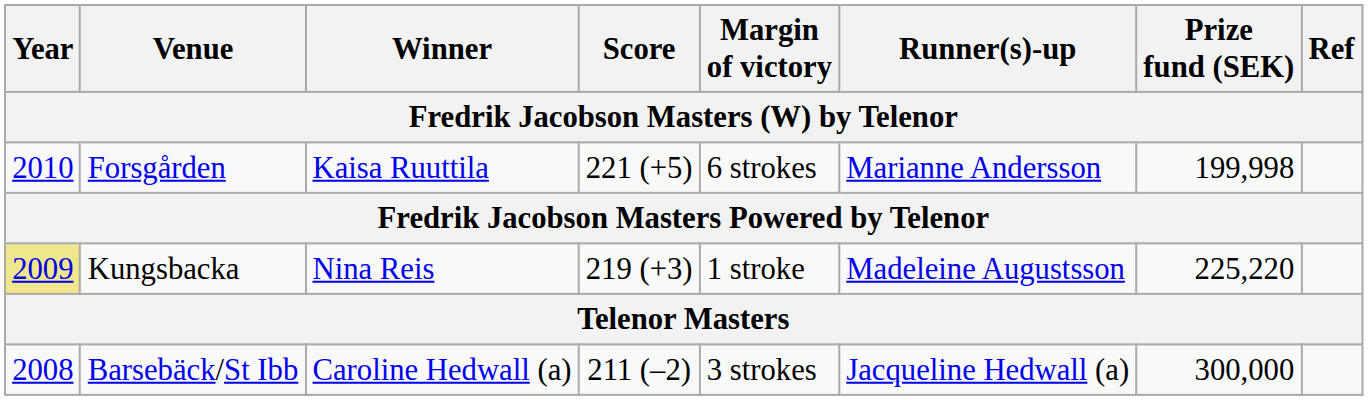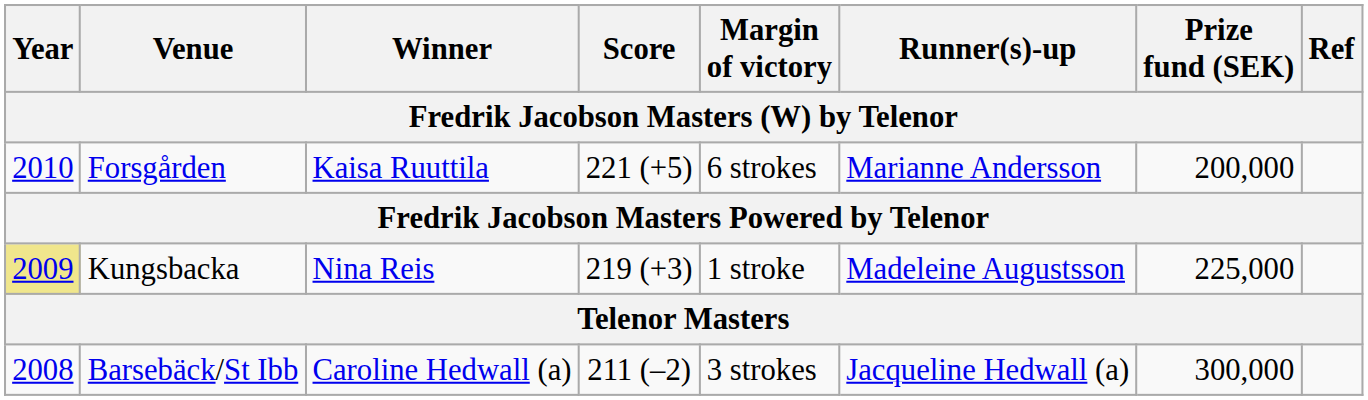(1244, 167) 199,998 -> (1244, 167) 200,000
(1244, 268) 225,220 -> (1244, 268) 225,000
